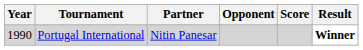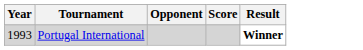- column: (183, 14)
(20, 35) 1990 -> (20, 35) 1993
